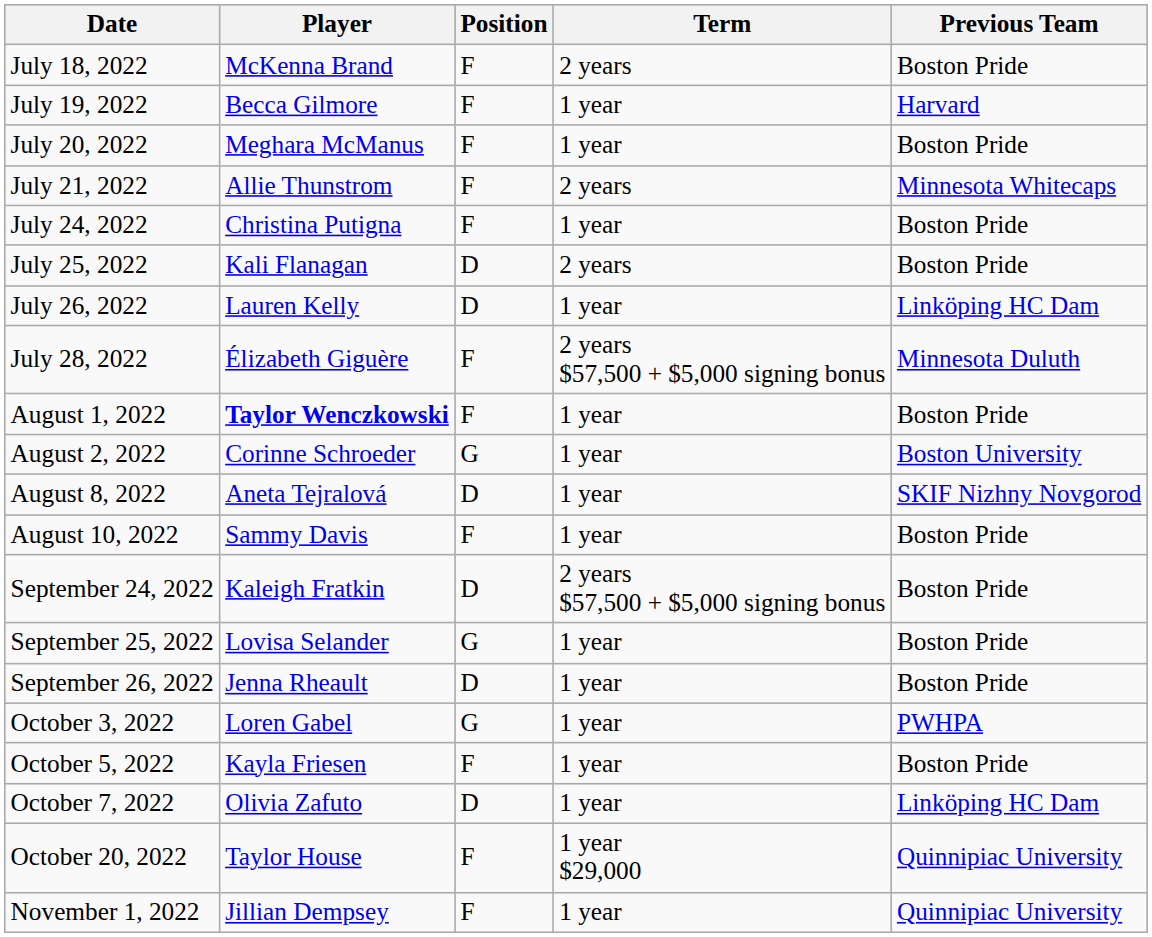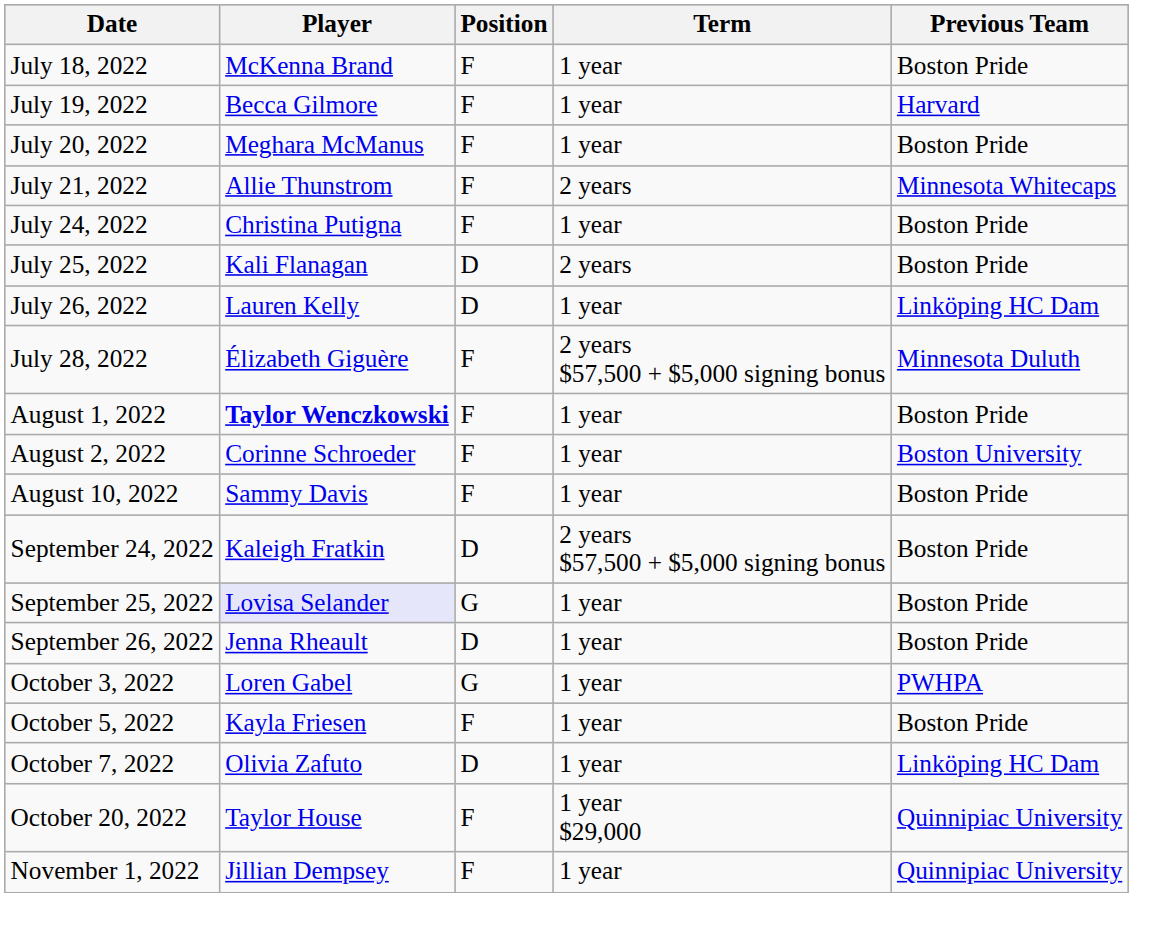(595, 64) 2 years -> (590, 64) 1 year
(470, 453) G -> (467, 453) F
- row: (88, 494)
(307, 642) no background -> (307, 602) lavender background
